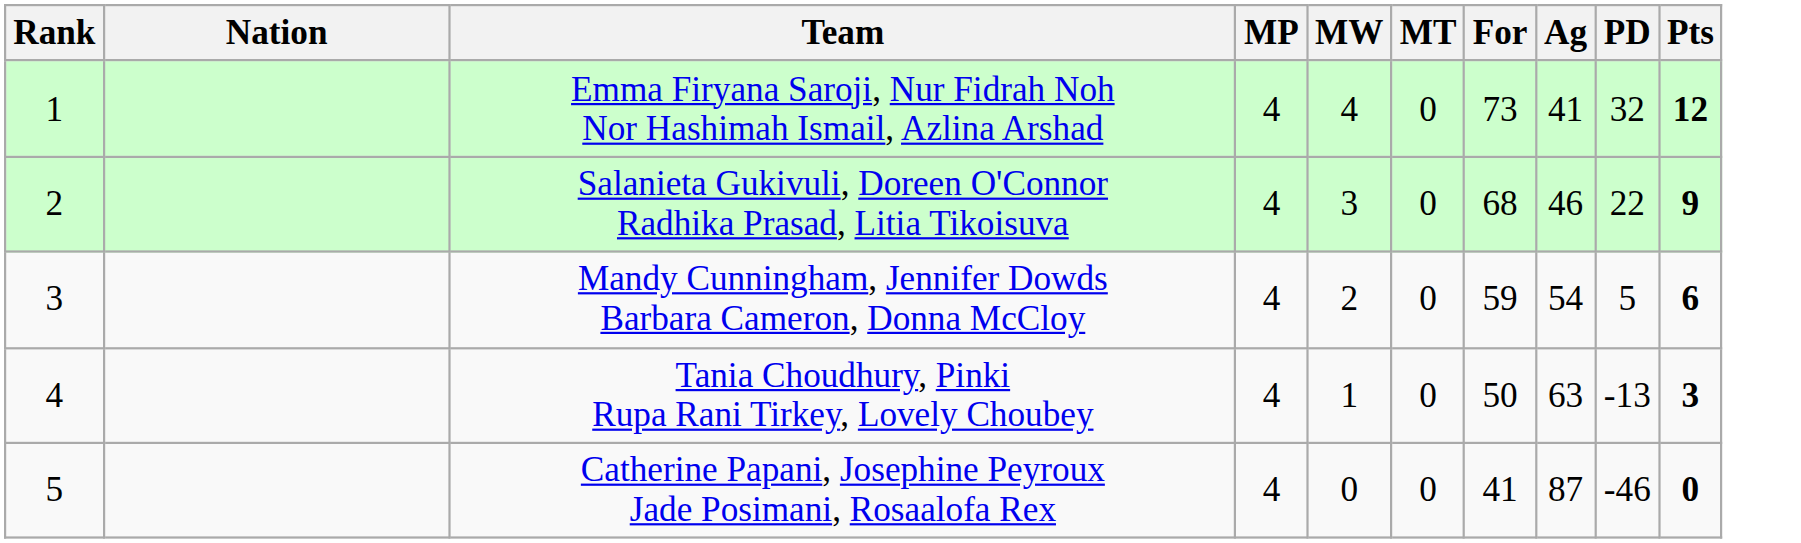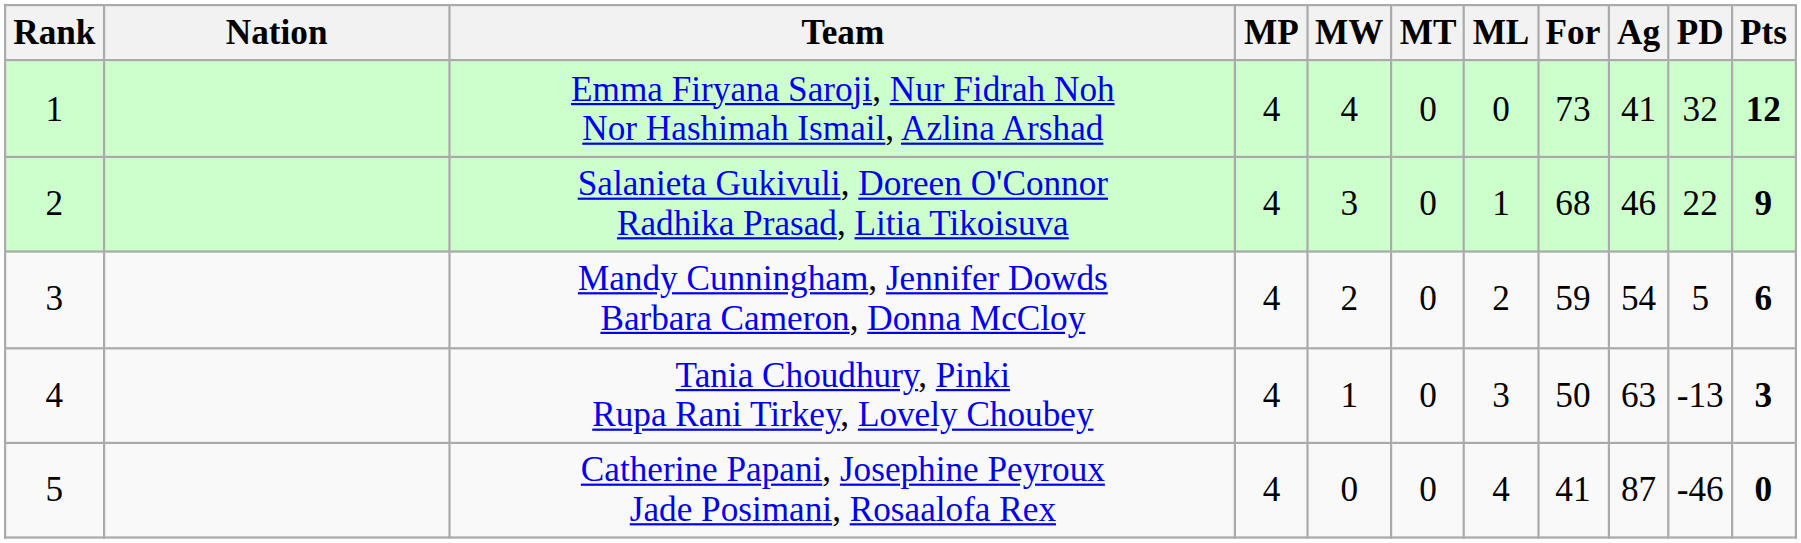+ column: (1501, 32)
